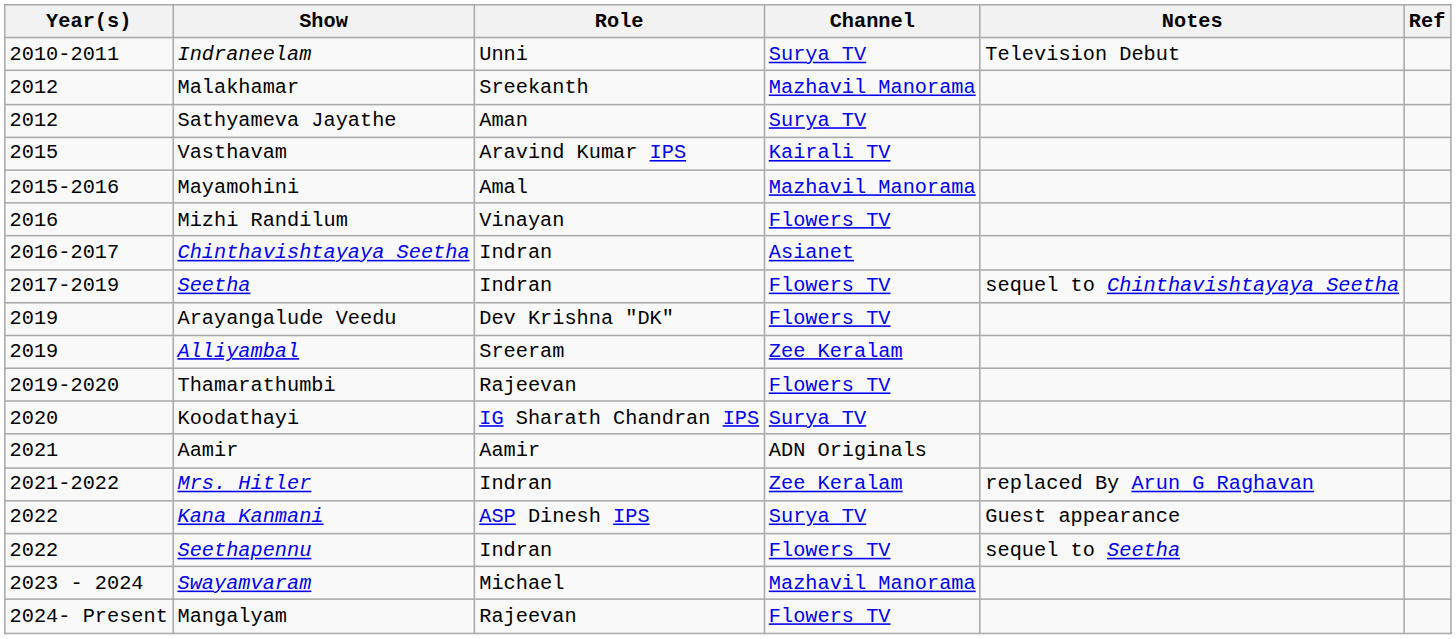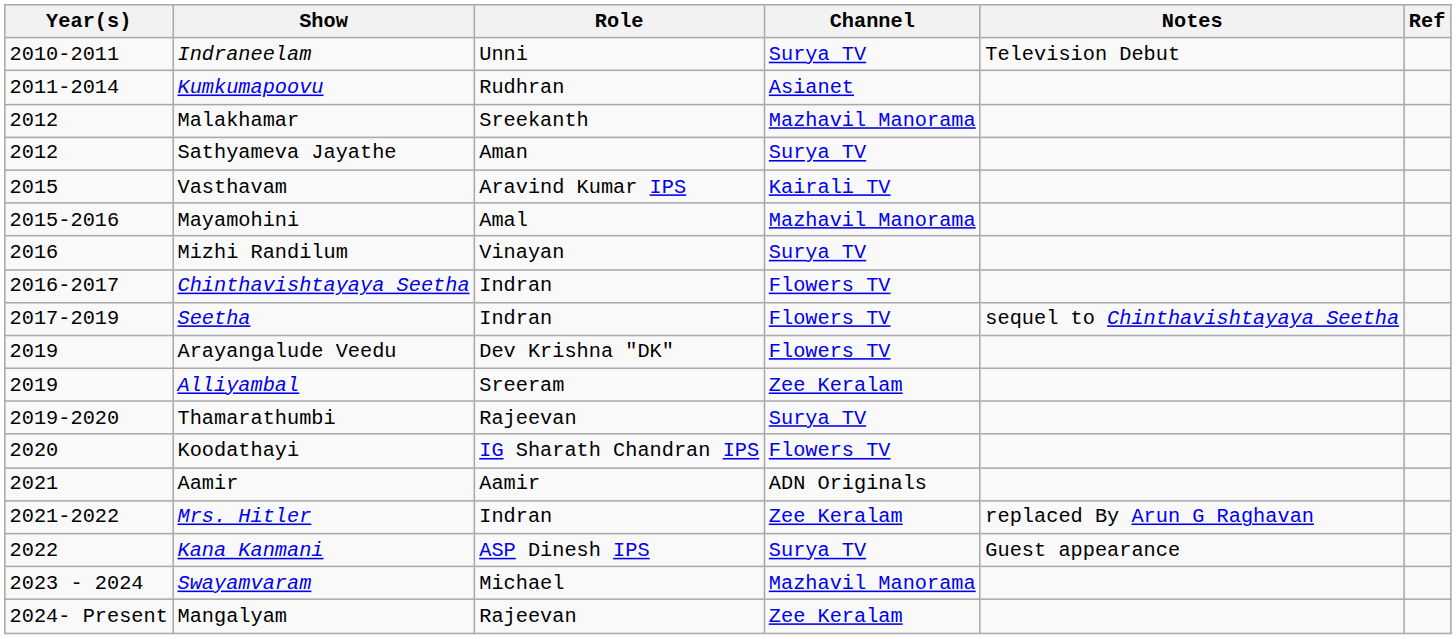+ row: (251, 87)
(830, 220) Flowers TV -> (818, 253) Surya TV
(811, 253) Asianet -> (830, 286) Flowers TV
(830, 385) Flowers TV -> (818, 418) Surya TV
(818, 418) Surya TV -> (830, 451) Flowers TV
- row: (244, 550)
(830, 616) Flowers TV -> (836, 616) Zee Keralam
